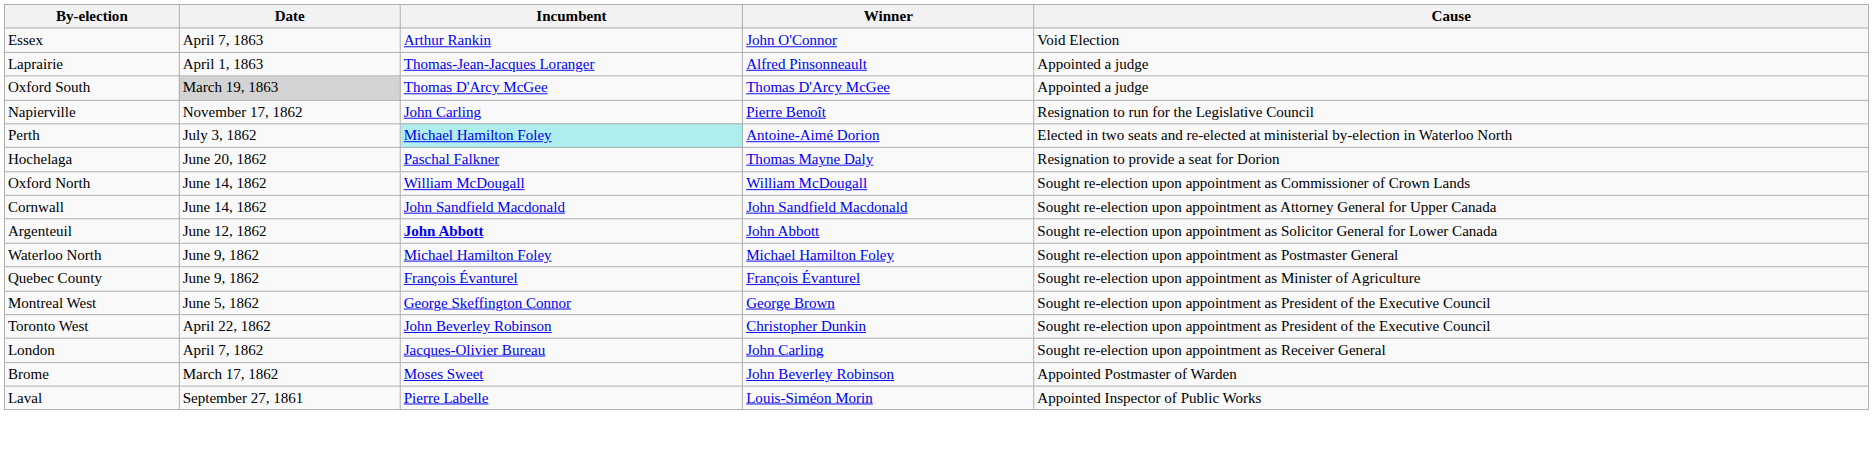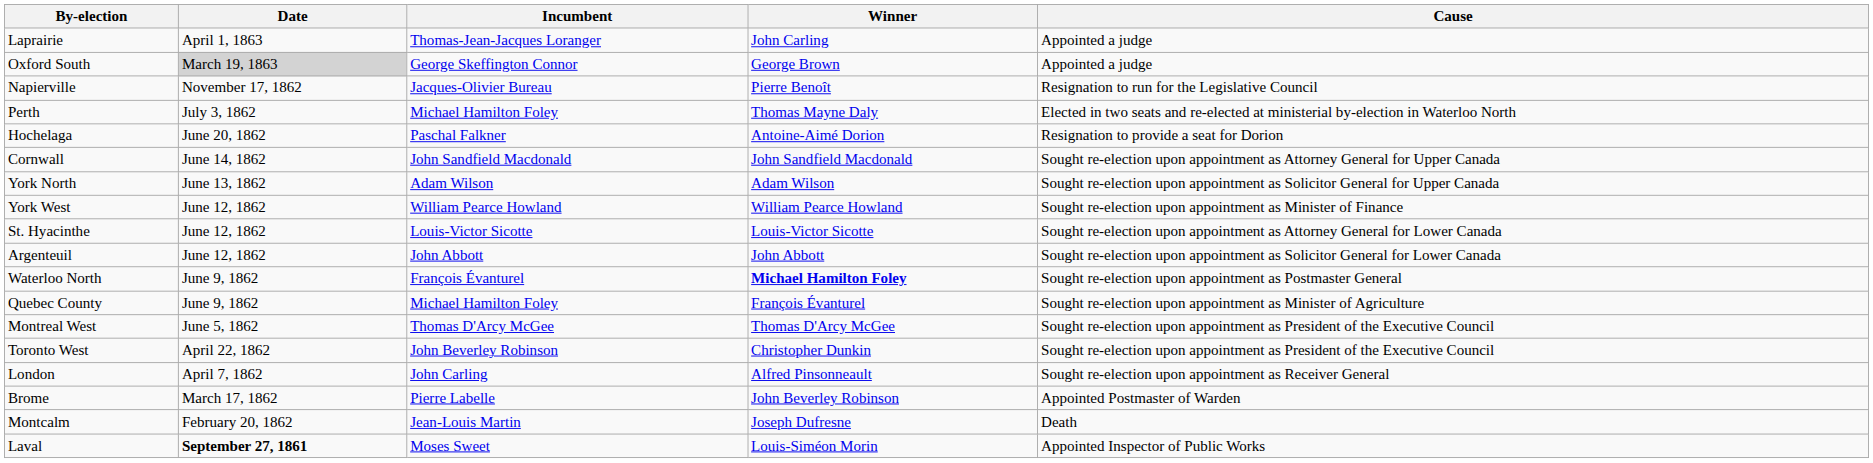- row: (25, 40)
(807, 64) Alfred Pinsonneault -> (790, 40) John Carling
(476, 87) Thomas D'Arcy McGee -> (494, 64) George Skeffington Connor
(818, 87) Thomas D'Arcy McGee -> (795, 64) George Brown
(442, 111) John Carling -> (481, 87) Jacques-Olivier Bureau
(478, 135) paleturquoise background -> (484, 111) no background
(813, 135) Antoine-Aimé Dorion -> (815, 111) Thomas Mayne Daly
(810, 159) Thomas Mayne Daly -> (818, 135) Antoine-Aimé Dorion
- row: (49, 183)
+ row: (42, 183)
+ row: (39, 207)
+ row: (49, 231)
(444, 231) bold -> (447, 254) normal
(478, 254) Michael Hamilton Foley -> (467, 278) François Évanturel
(820, 254) normal -> (829, 278) bold
(461, 278) François Évanturel -> (484, 302) Michael Hamilton Foley
(487, 302) George Skeffington Connor -> (482, 326) Thomas D'Arcy McGee
(791, 302) George Brown -> (823, 326) Thomas D'Arcy McGee
(474, 350) Jacques-Olivier Bureau -> (449, 374) John Carling
(785, 350) John Carling -> (811, 374) Alfred Pinsonneault
(444, 374) Moses Sweet -> (453, 398) Pierre Labelle
+ row: (39, 421)
(243, 398) normal -> (245, 445) bold
(446, 398) Pierre Labelle -> (450, 445) Moses Sweet
